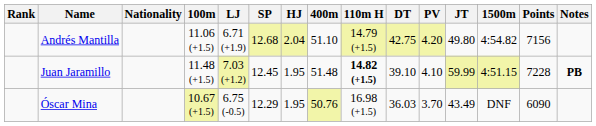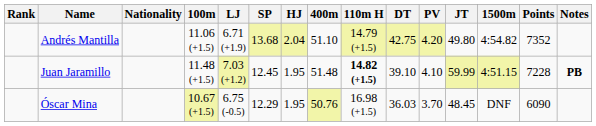(265, 39) 12.68 -> (265, 39) 13.68
(539, 39) 7156 -> (539, 39) 7352
(462, 104) 43.49 -> (462, 104) 48.45
